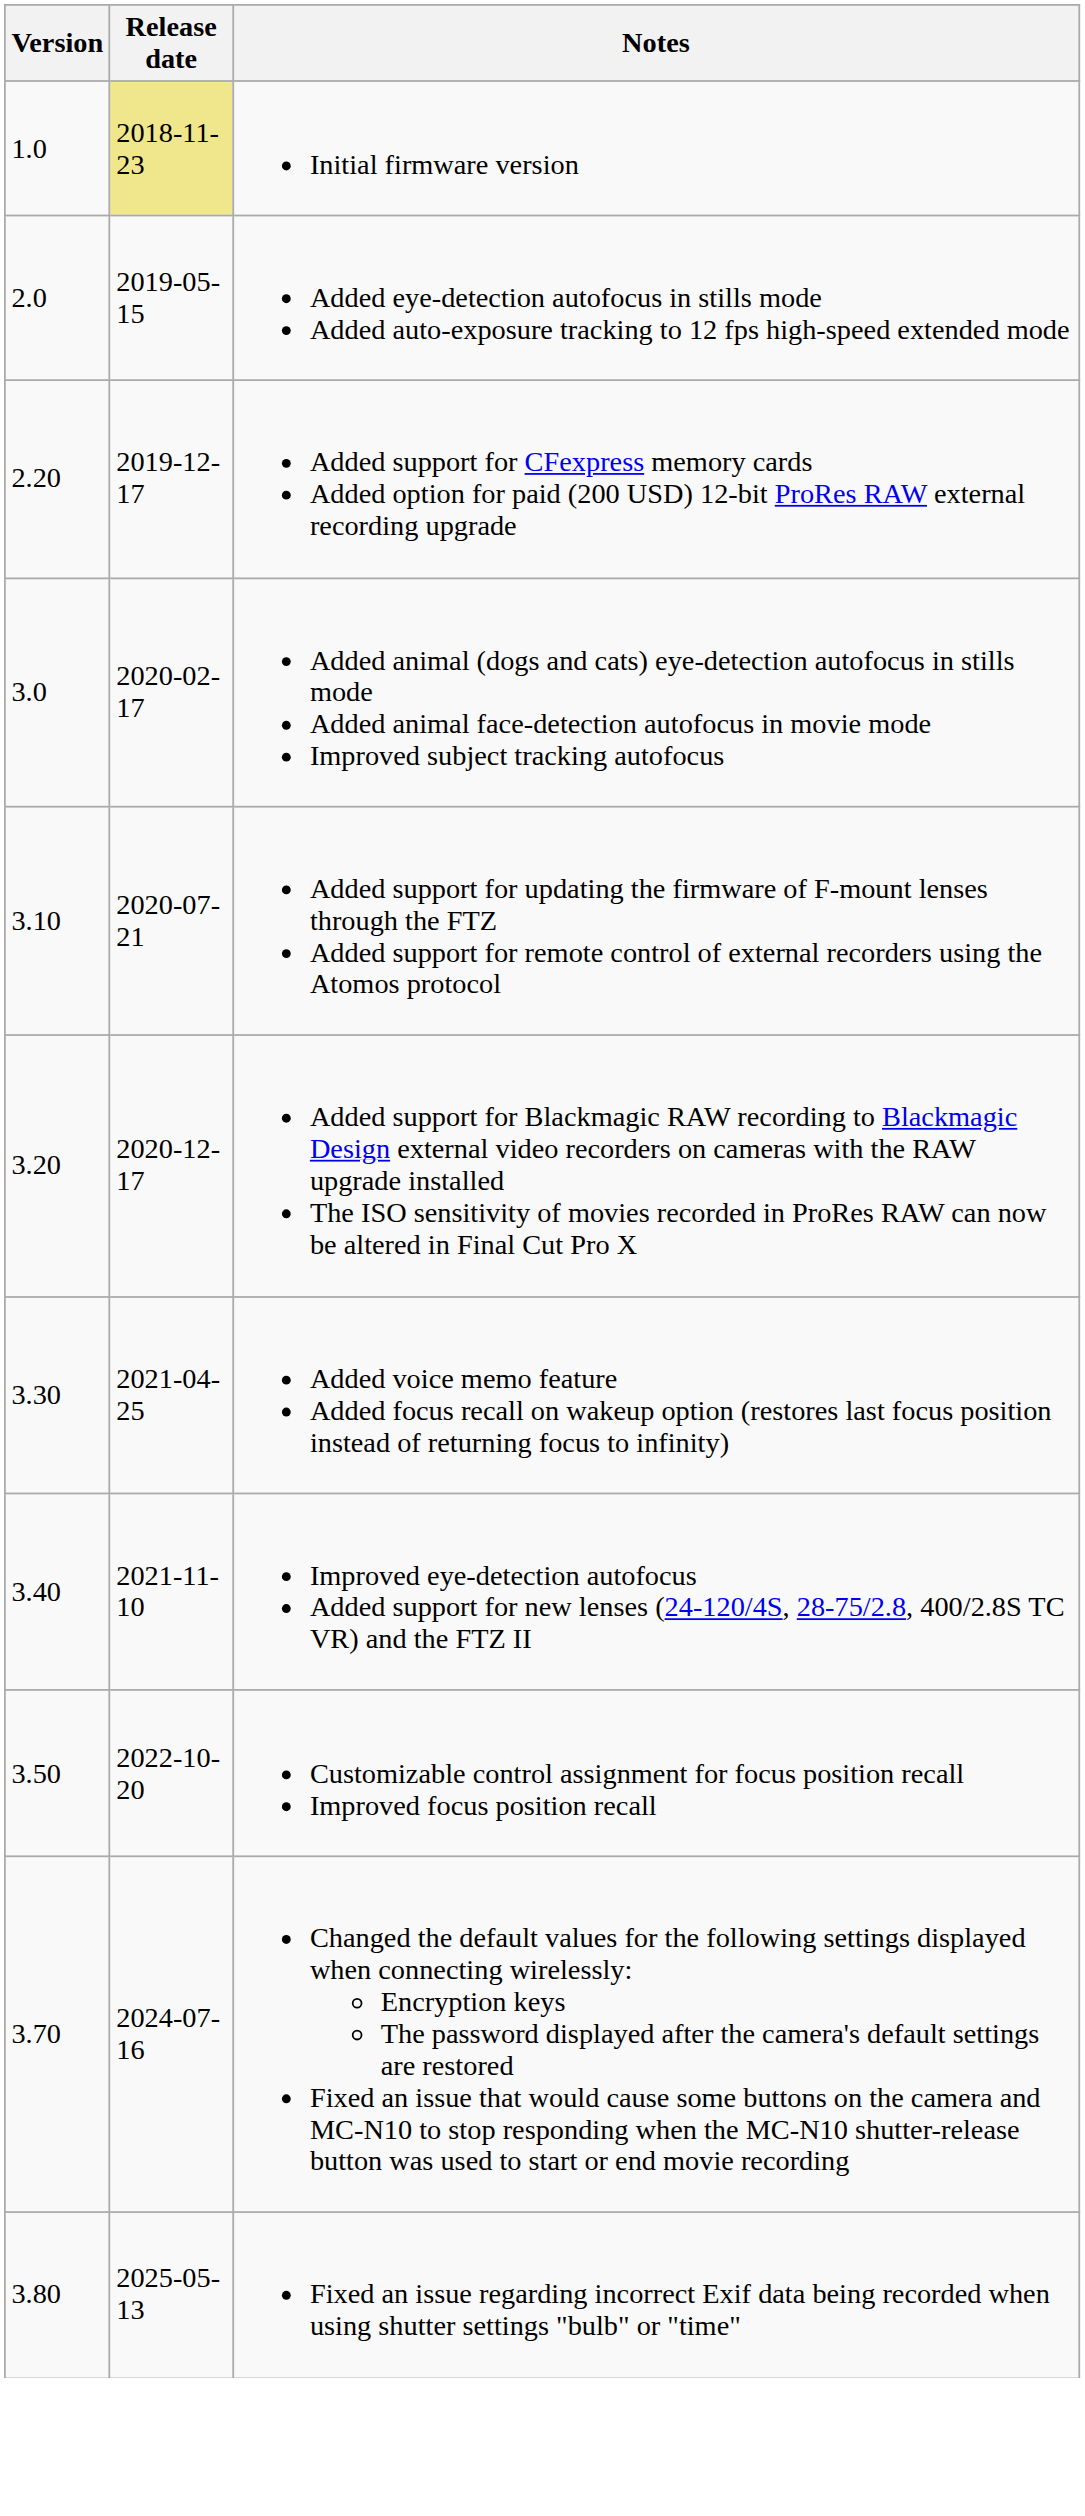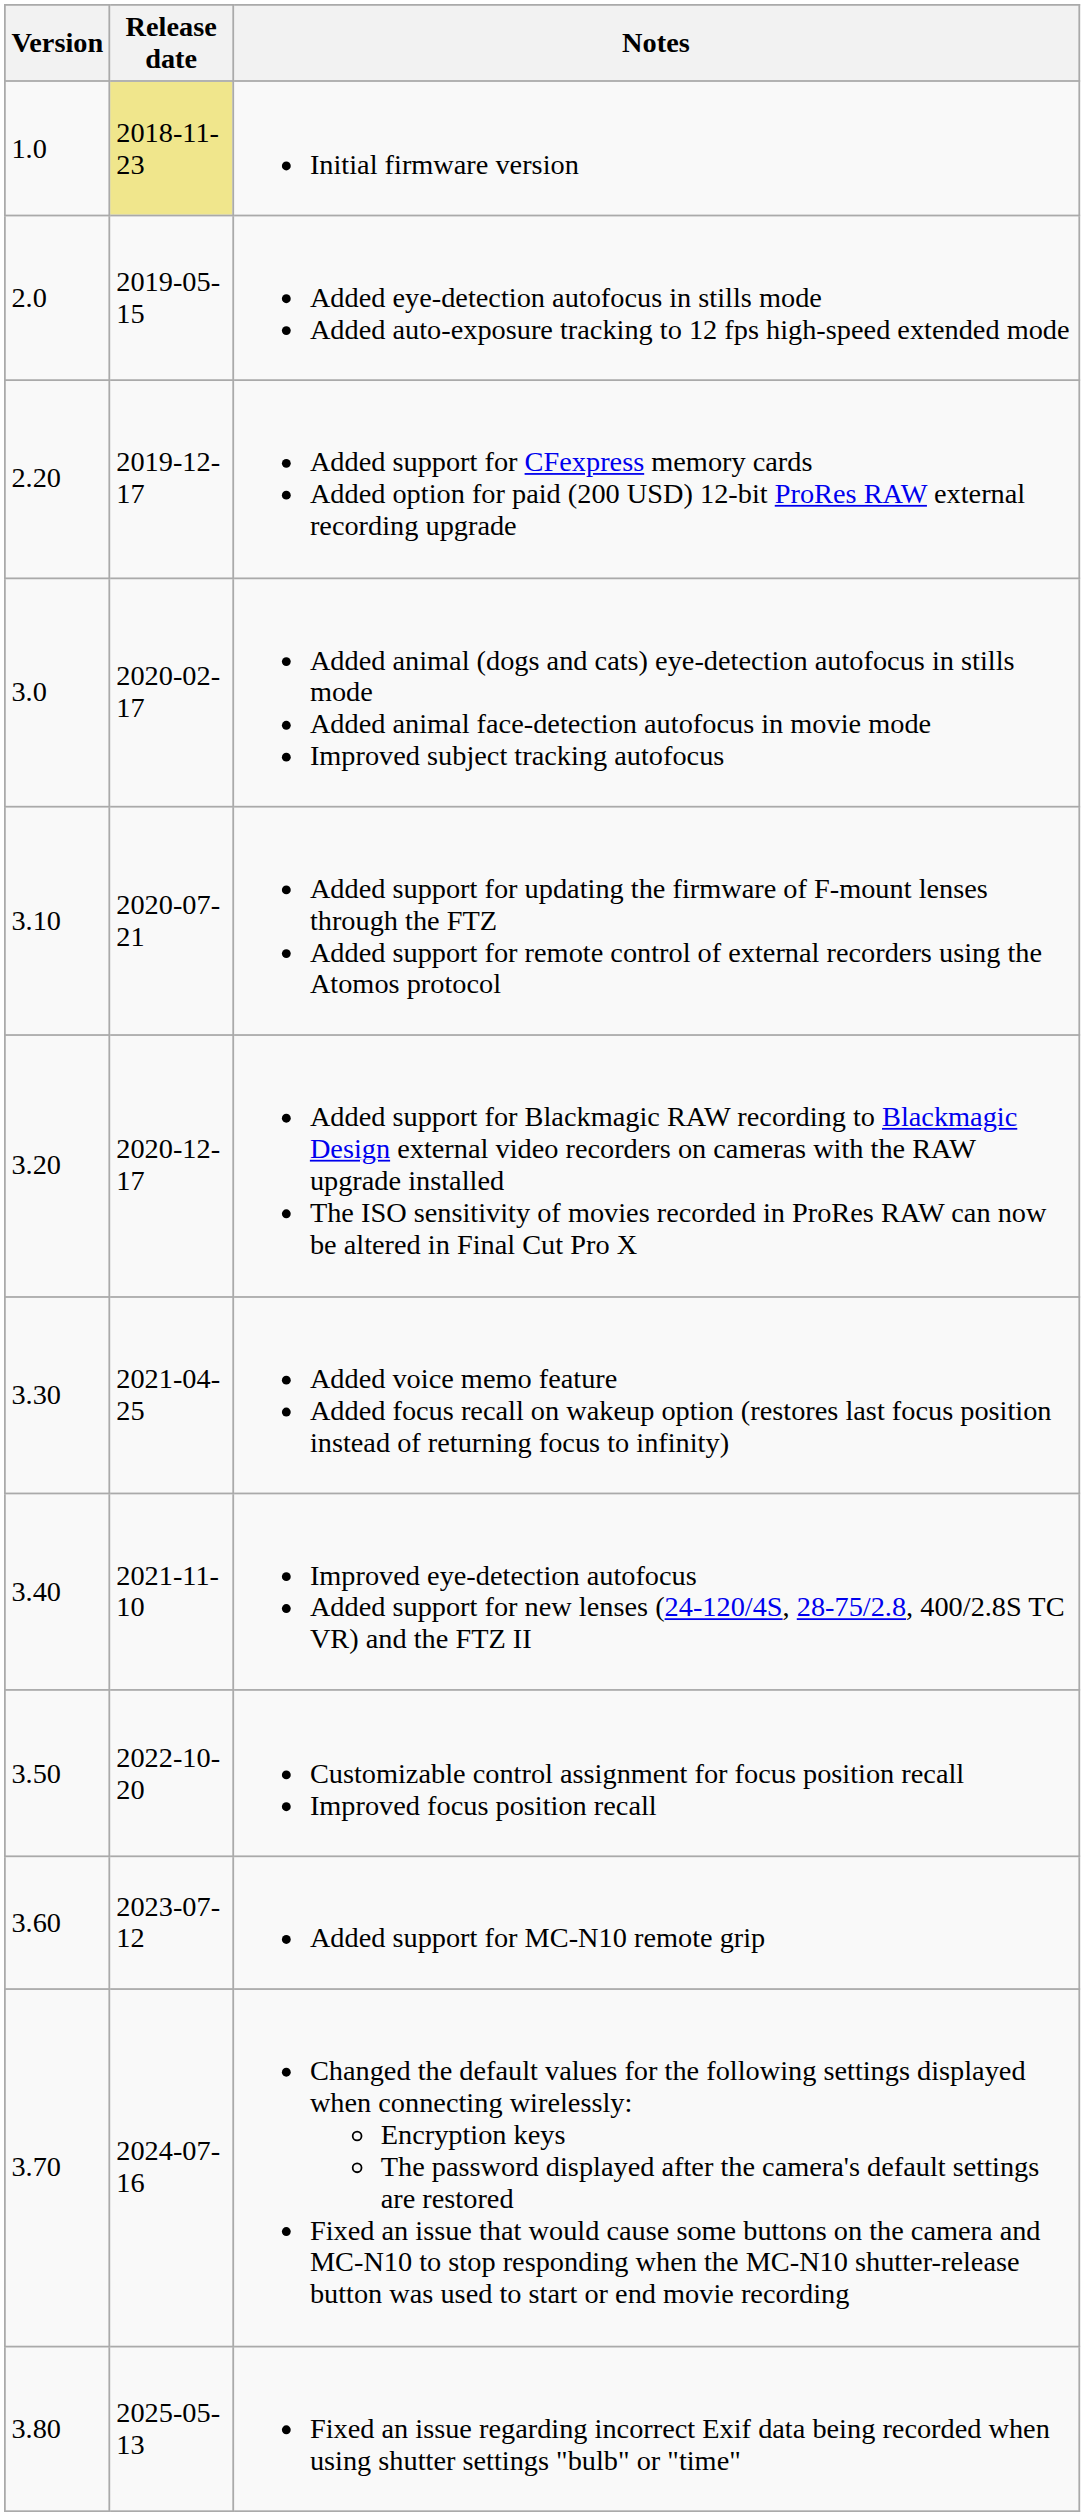+ row: (656, 1938)
